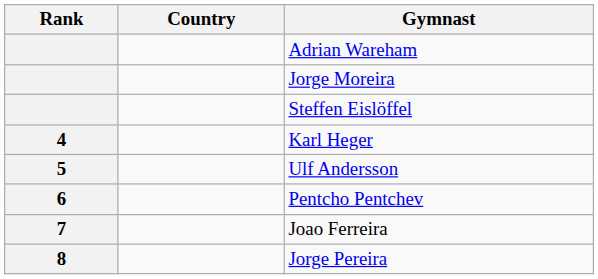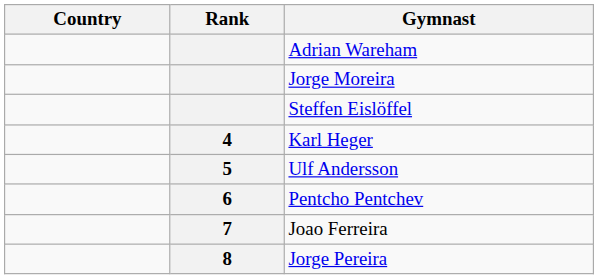columns swapped: (61, 19) <-> (201, 19)
